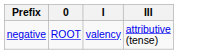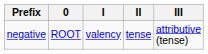+ column: (138, 12)
